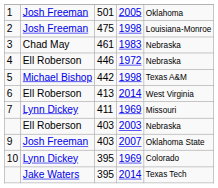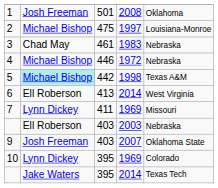(130, 12) 2005 -> (130, 12) 2008
(56, 28) Josh Freeman -> (58, 28) Michael Bishop
(130, 28) 1998 -> (130, 28) 1997
(52, 61) Ell Roberson -> (58, 61) Michael Bishop
(58, 77) no background -> (58, 77) paleturquoise background
